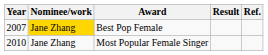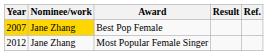(16, 27) no background -> (16, 27) gold background
(16, 43) 2010 -> (16, 43) 2012
